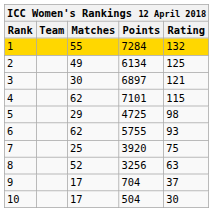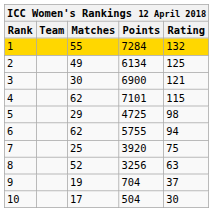(134, 81) 6897 -> (134, 81) 6900
(173, 132) 93 -> (173, 132) 94
(76, 182) 17 -> (76, 182) 19
